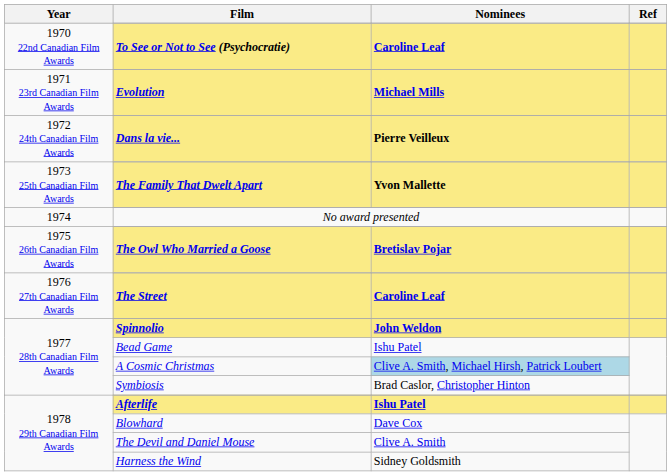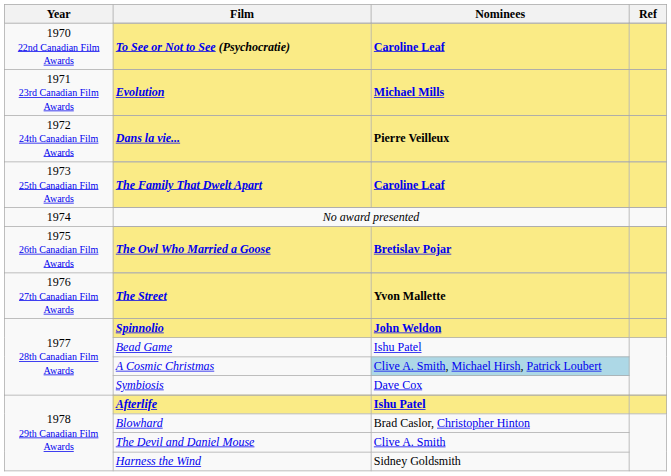(410, 184) Yvon Mallette -> (409, 184) Caroline Leaf
(409, 295) Caroline Leaf -> (410, 295) Yvon Mallette
(452, 385) Brad Caslor, Christopher Hinton -> (398, 385) Dave Cox
(398, 423) Dave Cox -> (452, 423) Brad Caslor, Christopher Hinton
